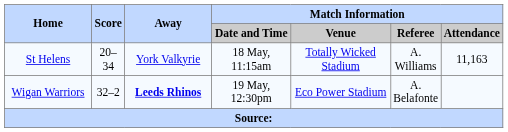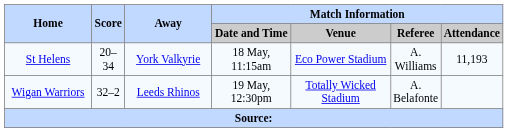(341, 59) Totally Wicked Stadium -> (341, 59) Eco Power Stadium
(472, 59) 11,163 -> (472, 59) 11,193
(168, 92) bold -> (168, 92) normal
(341, 92) Eco Power Stadium -> (341, 92) Totally Wicked Stadium
